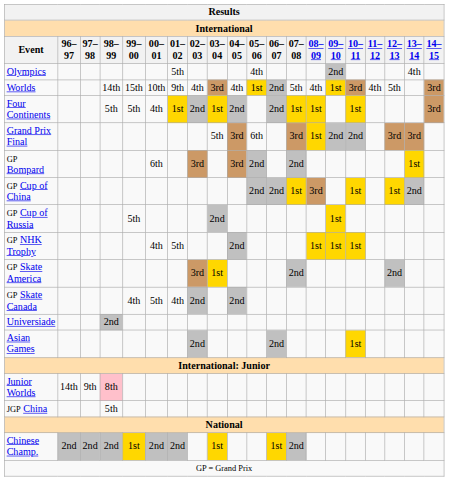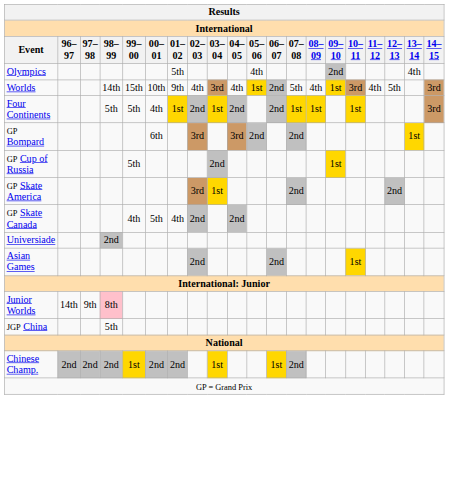- row: (29, 136)
- row: (27, 191)
- row: (24, 246)
